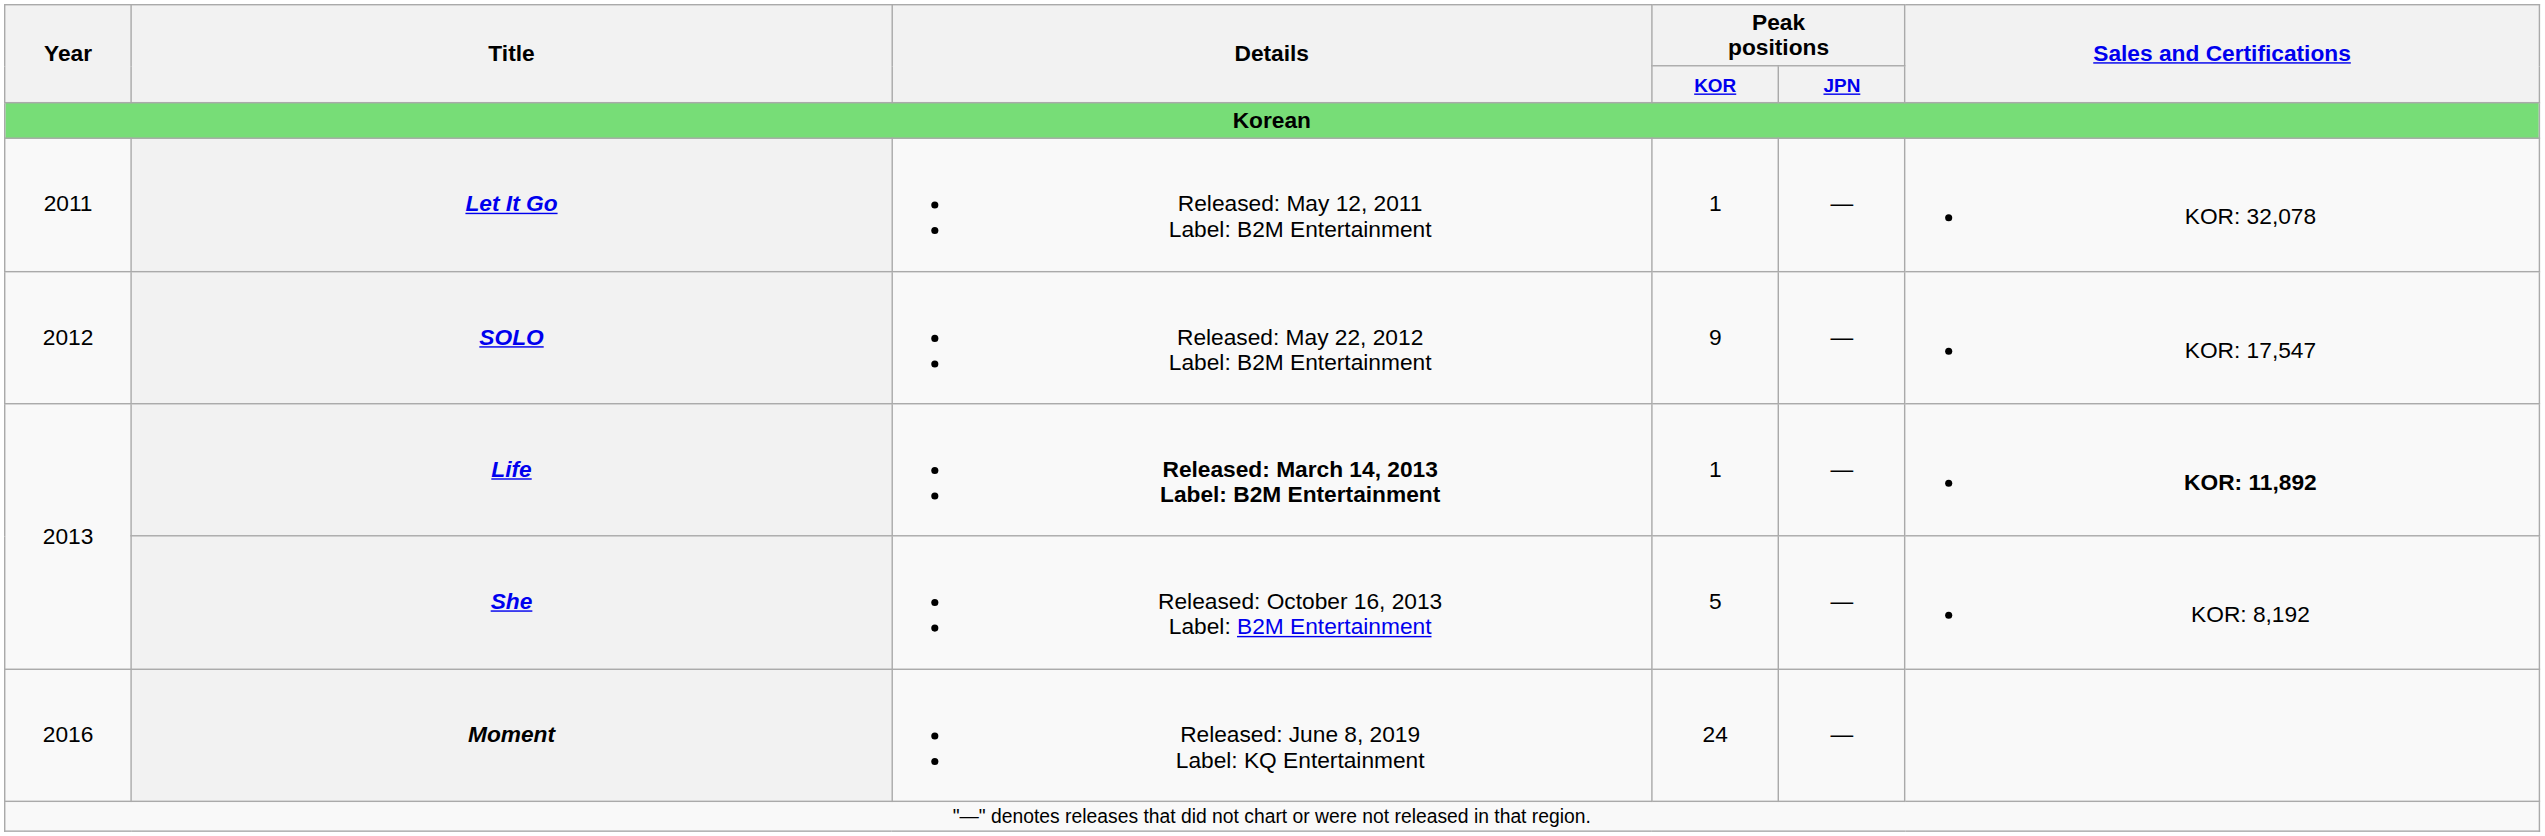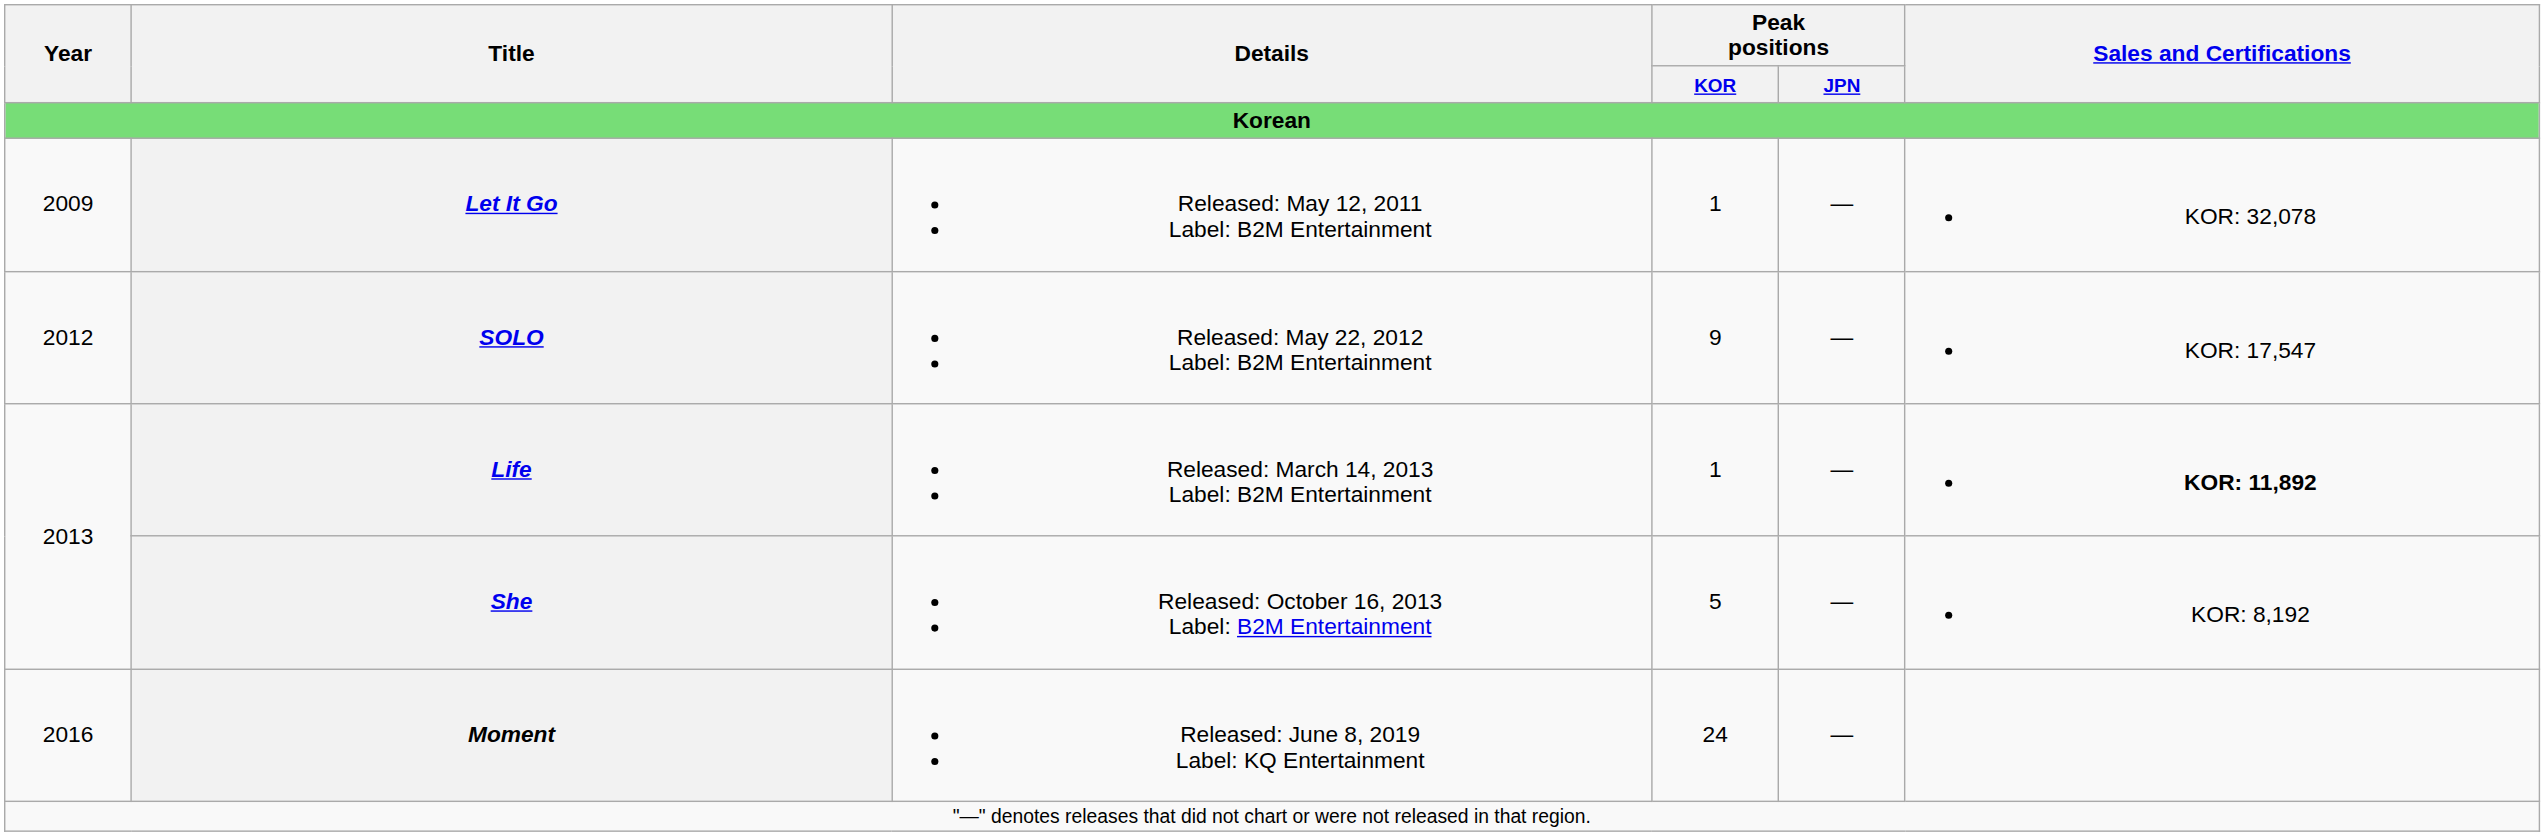(68, 204) 2011 -> (68, 204) 2009
(1272, 483) bold -> (1272, 483) normal
